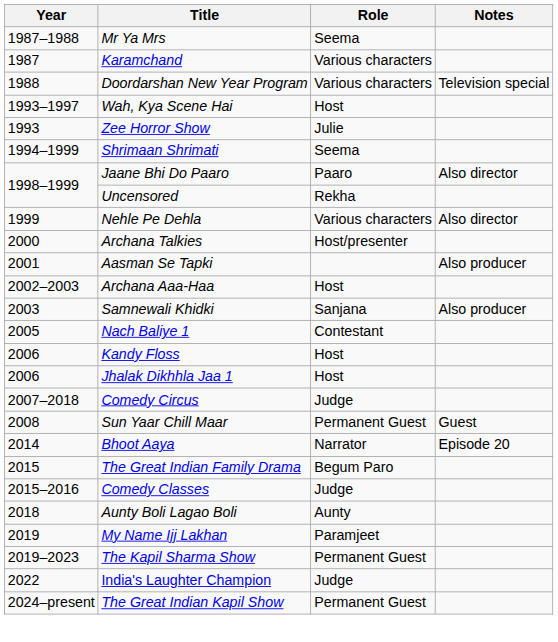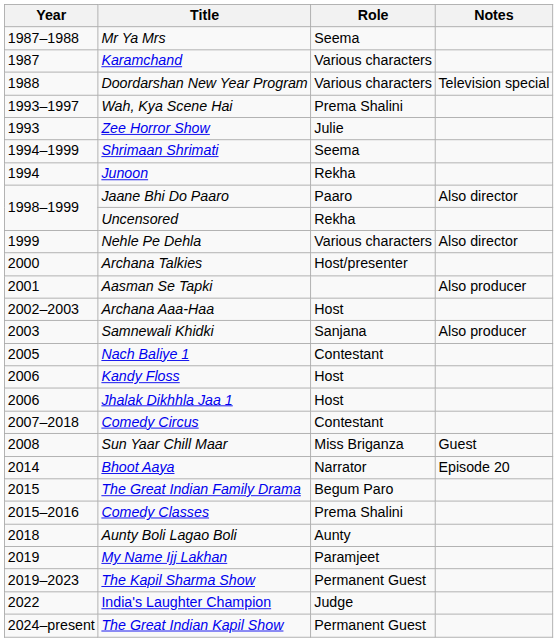(329, 106) Host -> (359, 106) Prema Shalini
+ row: (125, 173)
(334, 399) Judge -> (349, 422) Contestant
(370, 422) Permanent Guest -> (359, 444) Miss Briganza
(334, 490) Judge -> (359, 512) Prema Shalini
